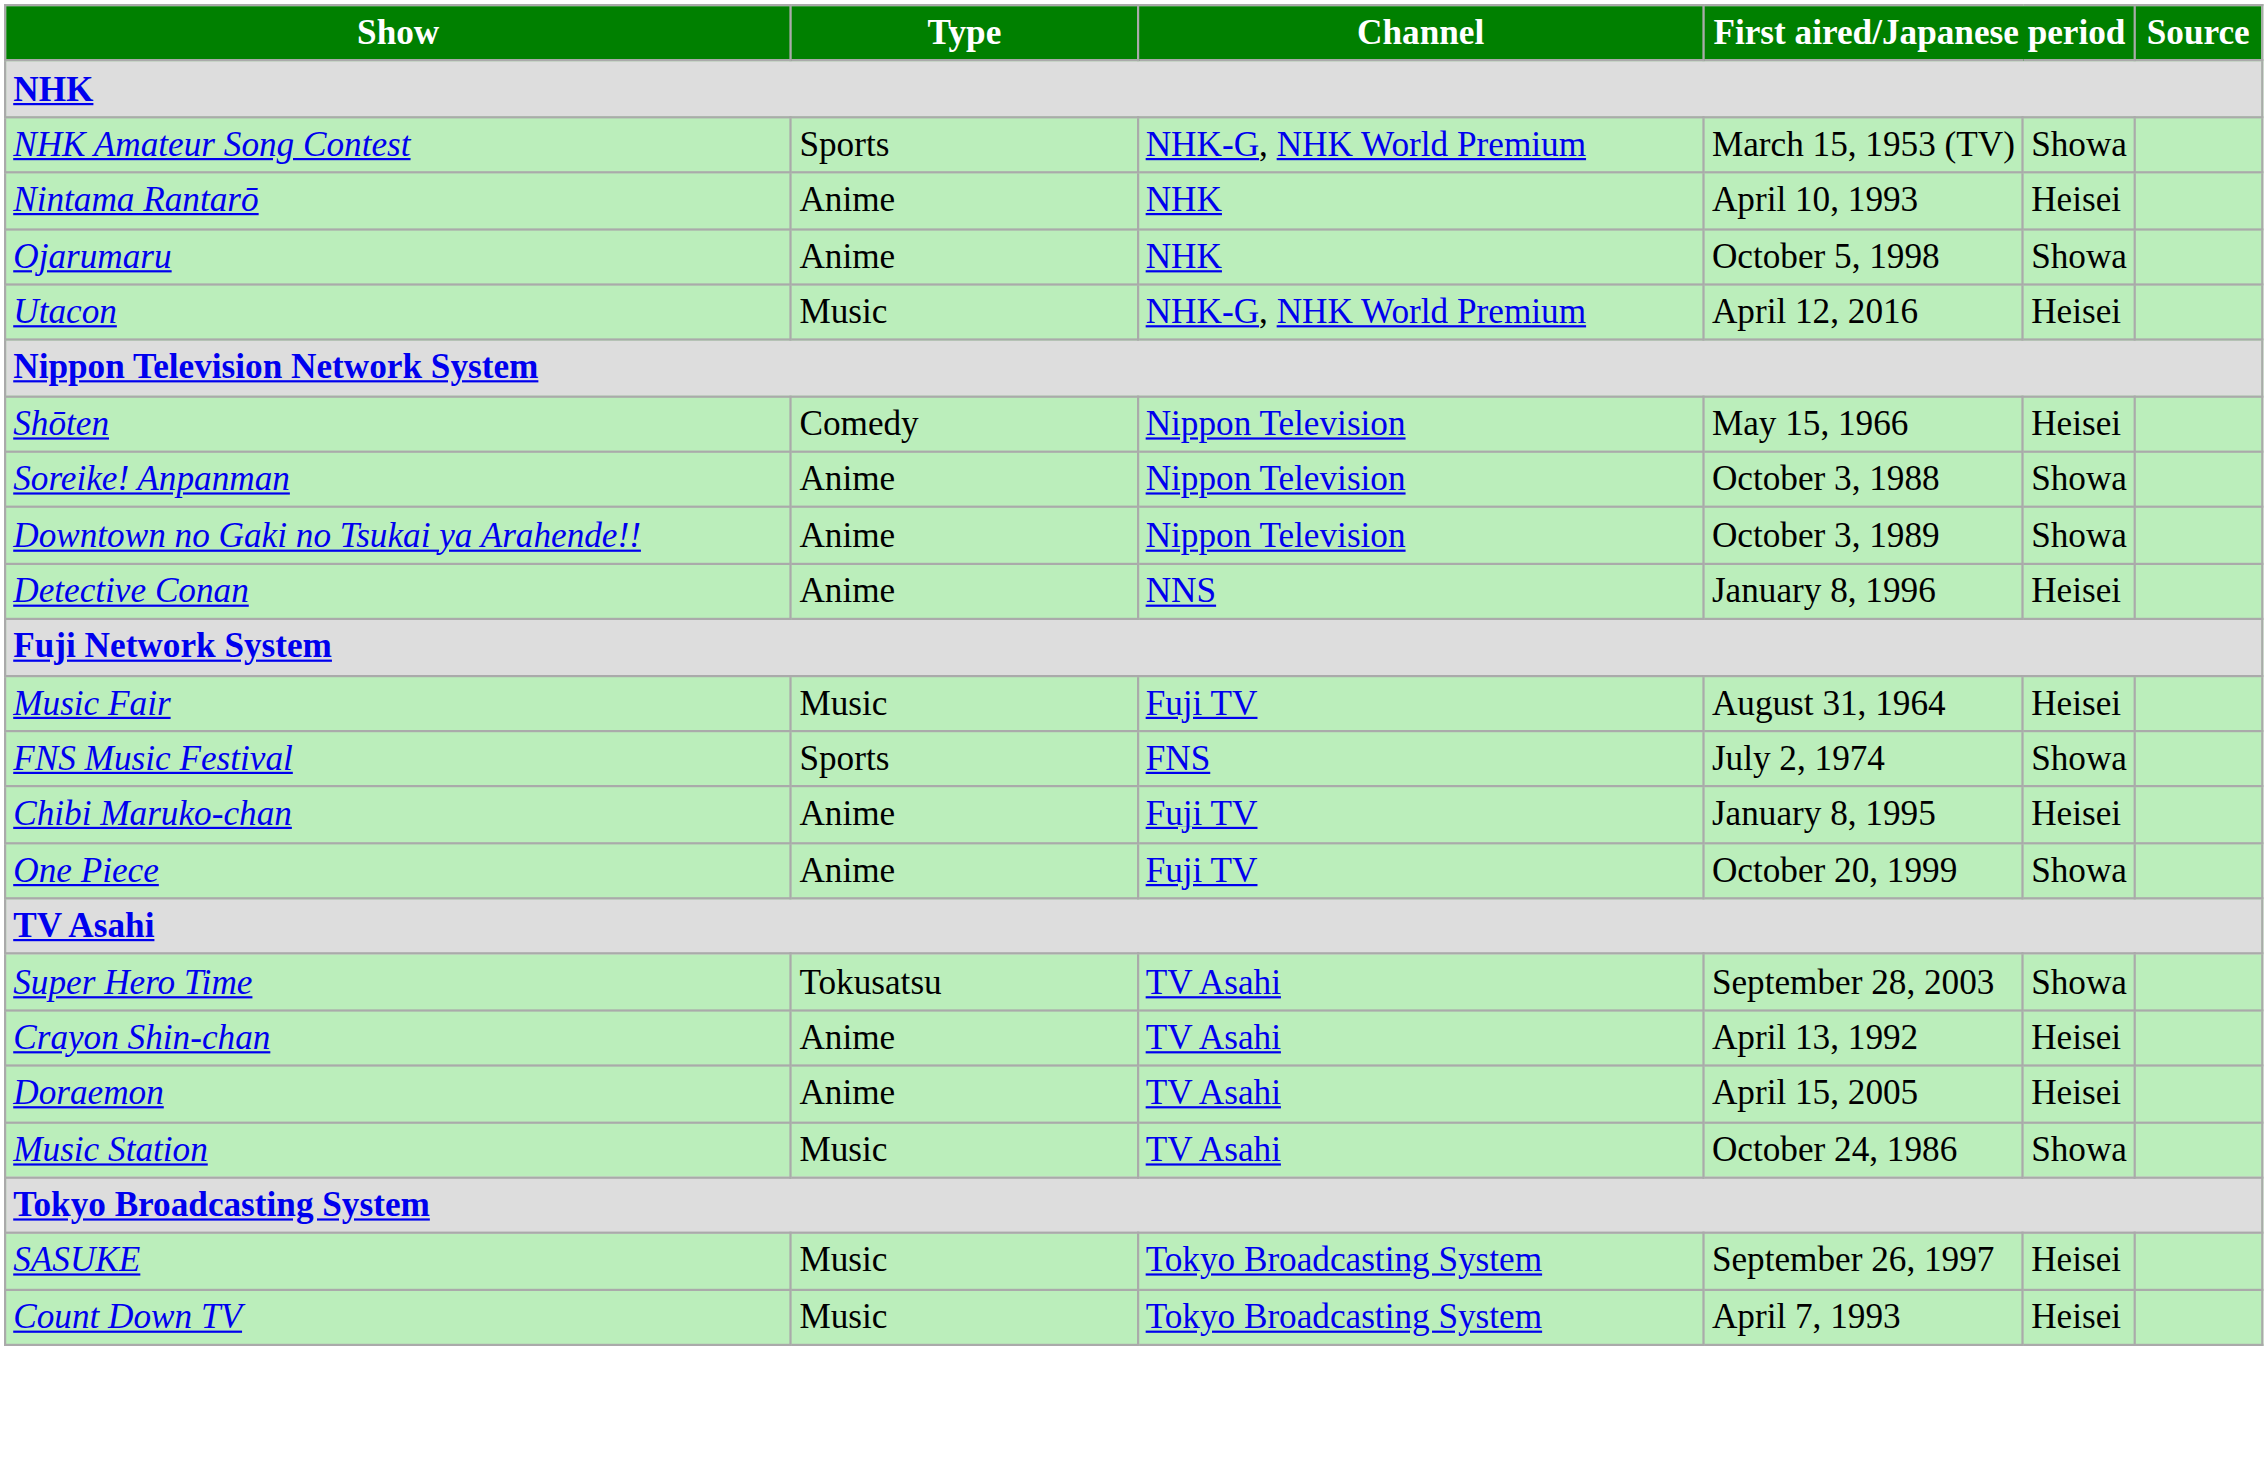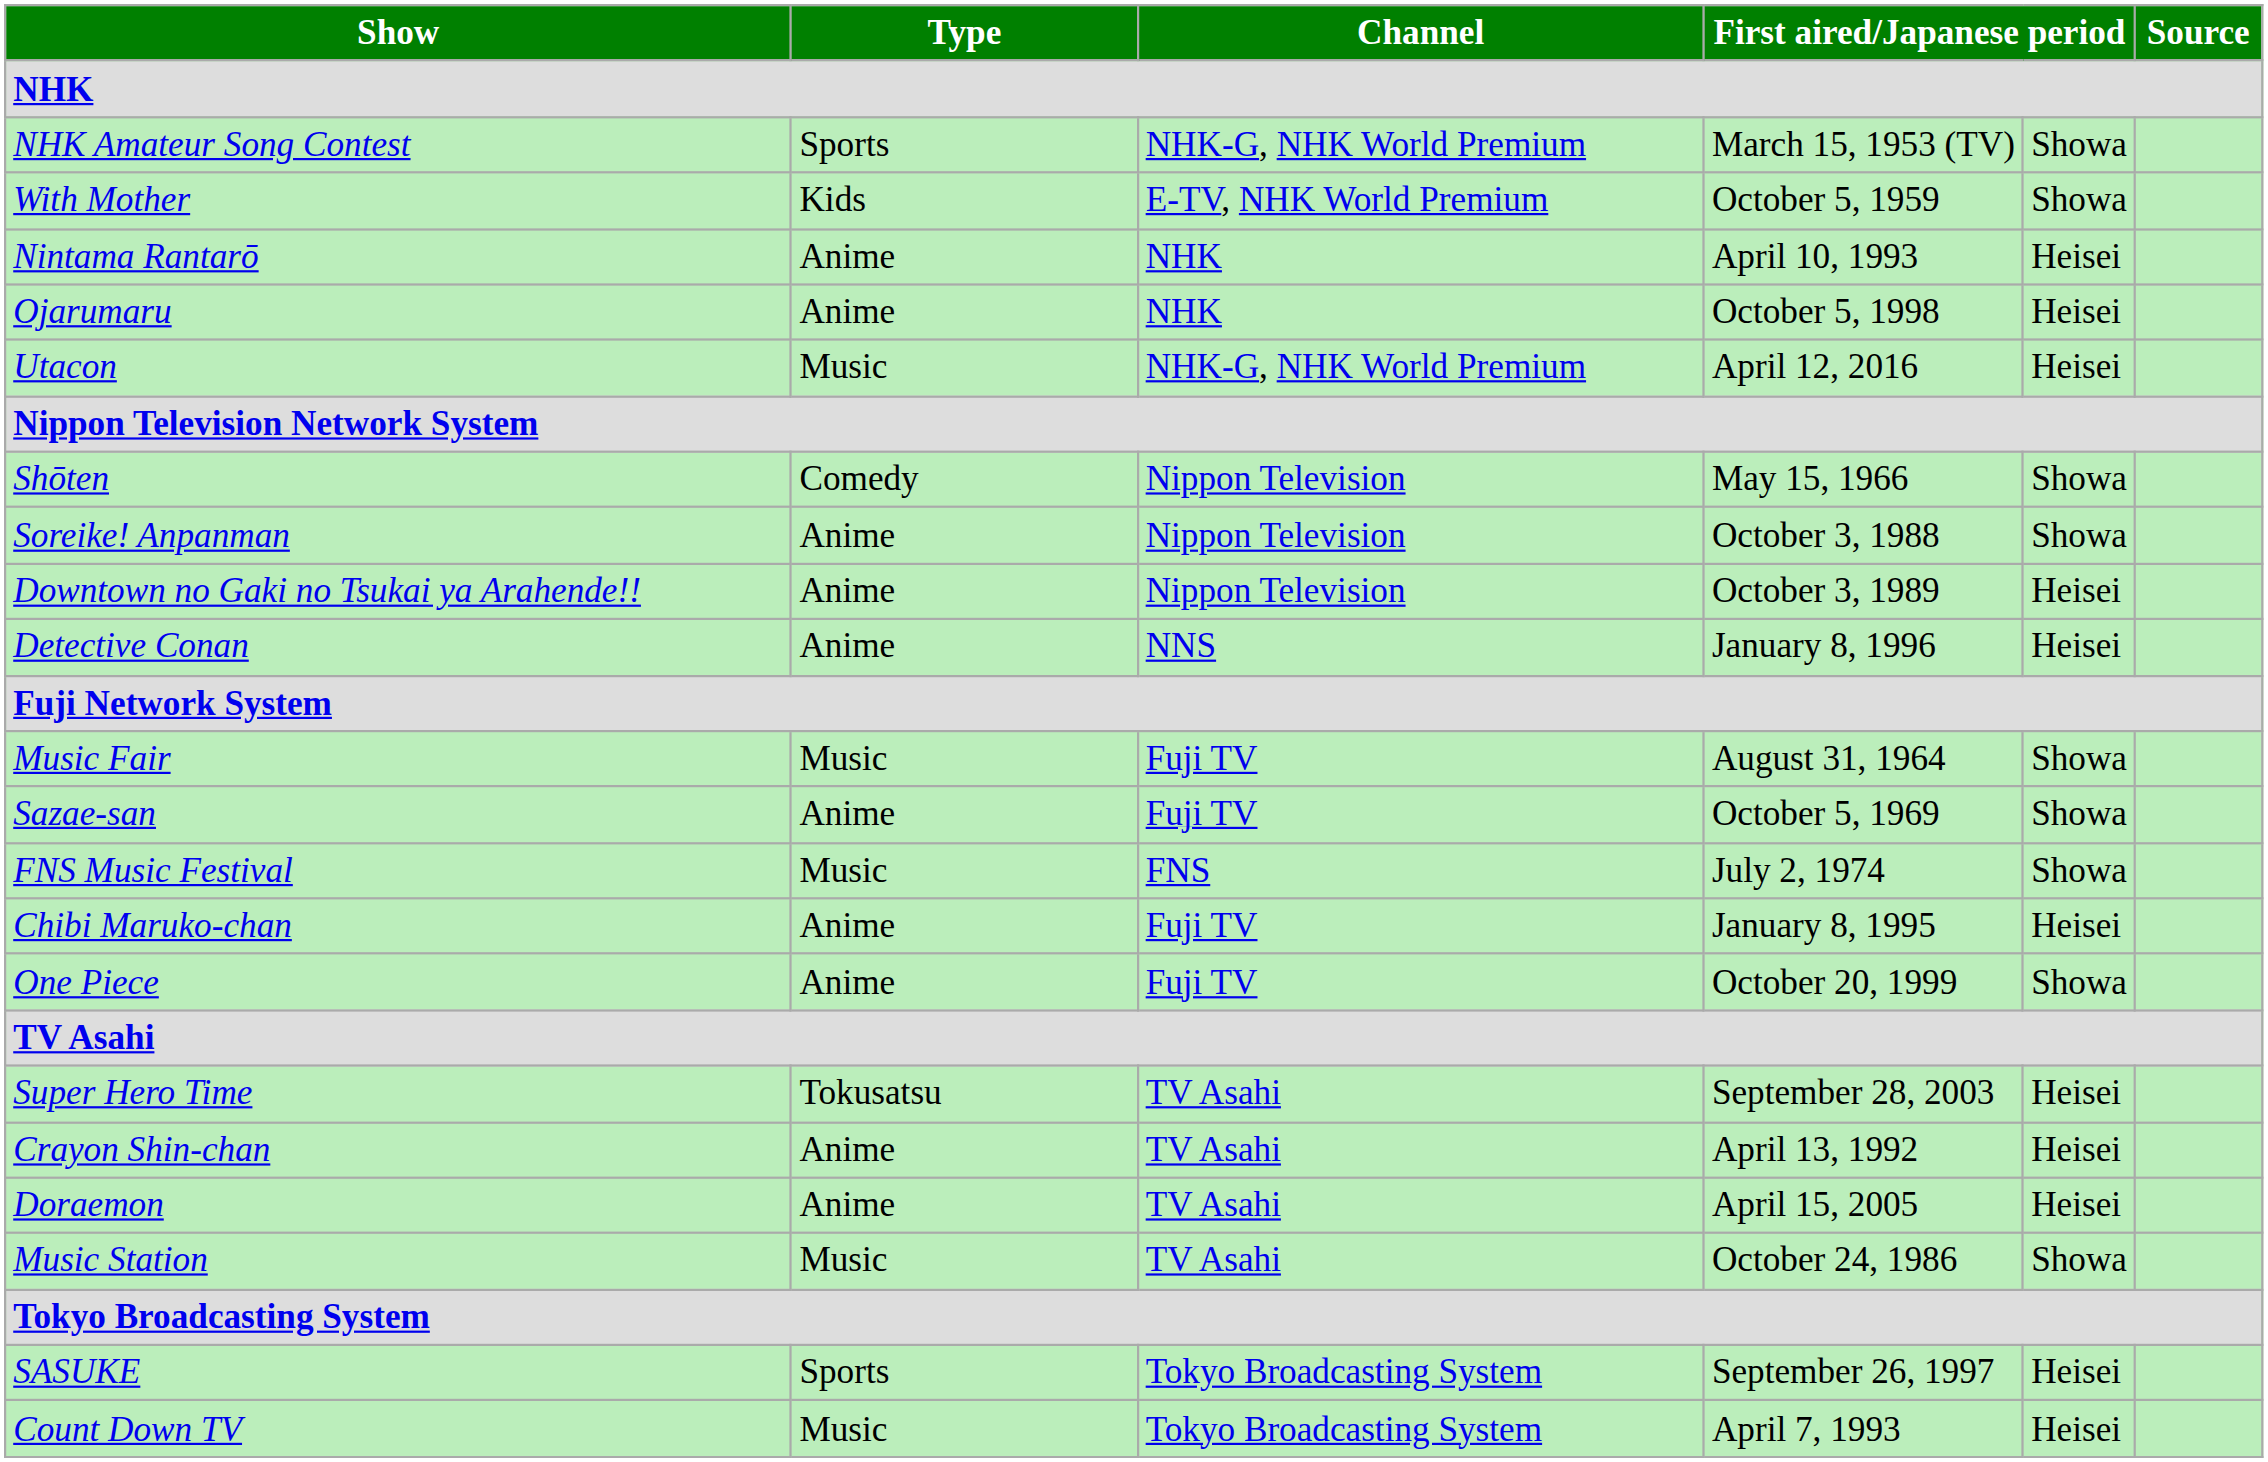+ row: (102, 199)
(2079, 255) Showa -> (2076, 311) Heisei
(2076, 423) Heisei -> (2079, 479) Showa
(2079, 534) Showa -> (2076, 590) Heisei
(2076, 702) Heisei -> (2079, 758) Showa
+ row: (85, 813)
(844, 758) Sports -> (843, 869) Music
(2079, 981) Showa -> (2076, 1093) Heisei
(843, 1260) Music -> (844, 1372) Sports
